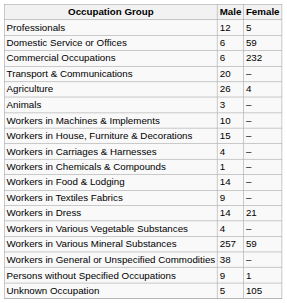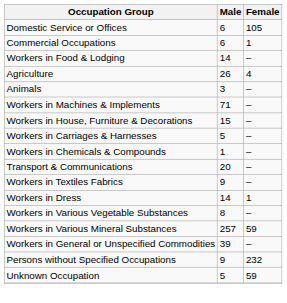- row: (36, 27)
(251, 43) 59 -> (254, 27) 105
(254, 58) 232 -> (249, 43) 1
rows swapped: (70, 74) <-> (66, 182)
(225, 120) 10 -> (225, 105) 71
(222, 151) 4 -> (222, 136) 5
(251, 213) 21 -> (249, 197) 1
(222, 228) 4 -> (222, 213) 8
(225, 259) 38 -> (225, 244) 39
(249, 275) 1 -> (254, 259) 232
(254, 290) 105 -> (251, 275) 59
